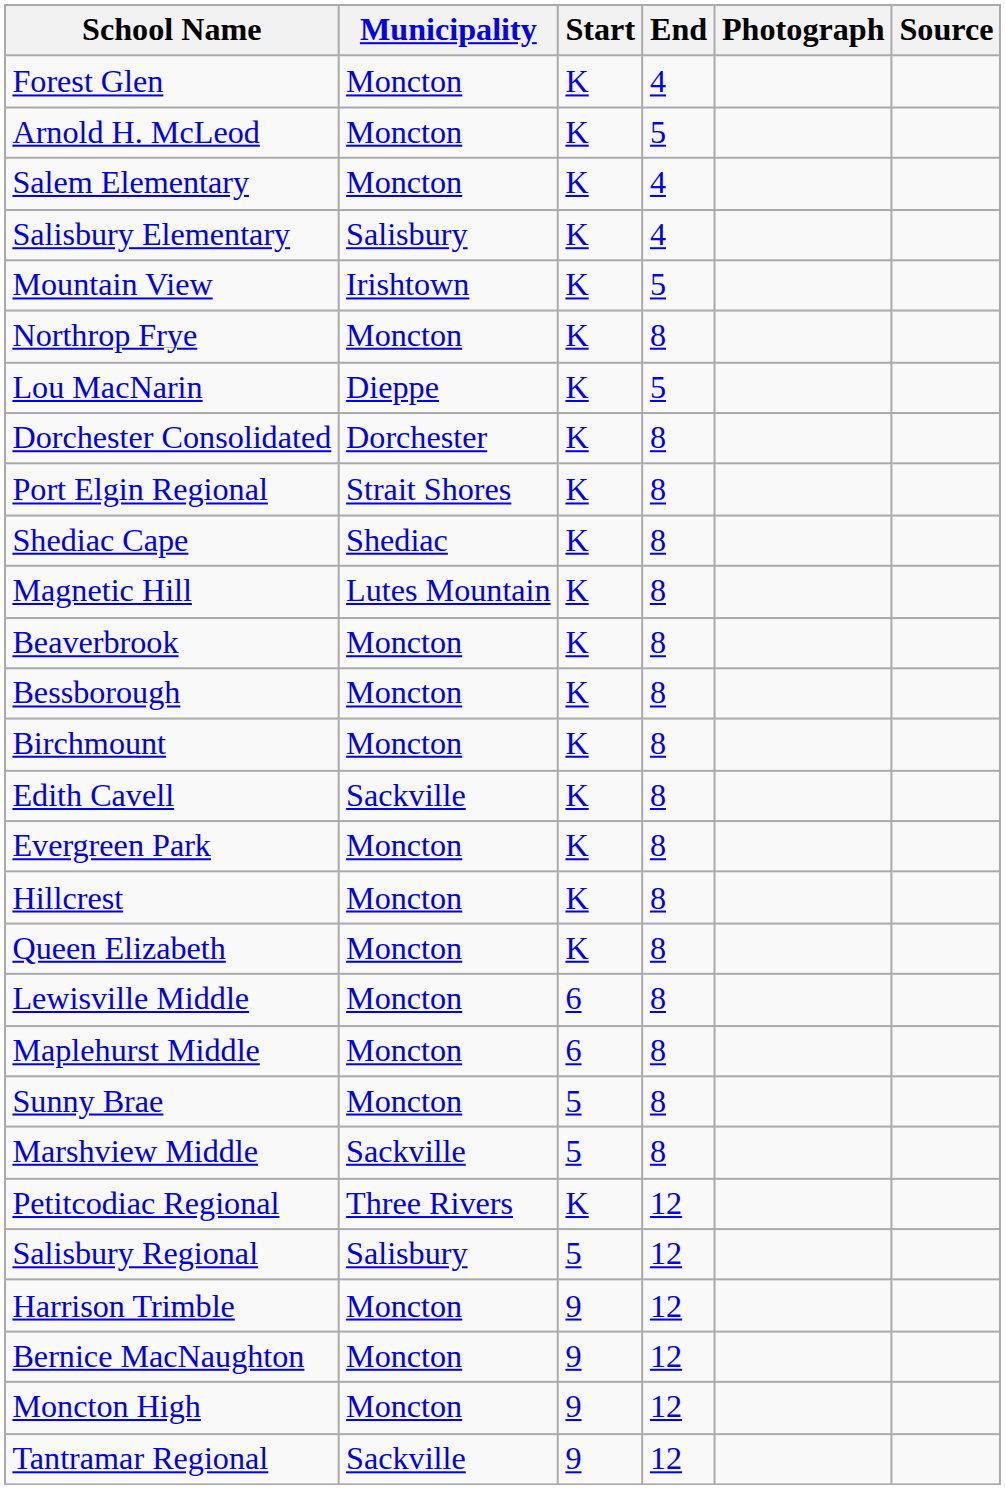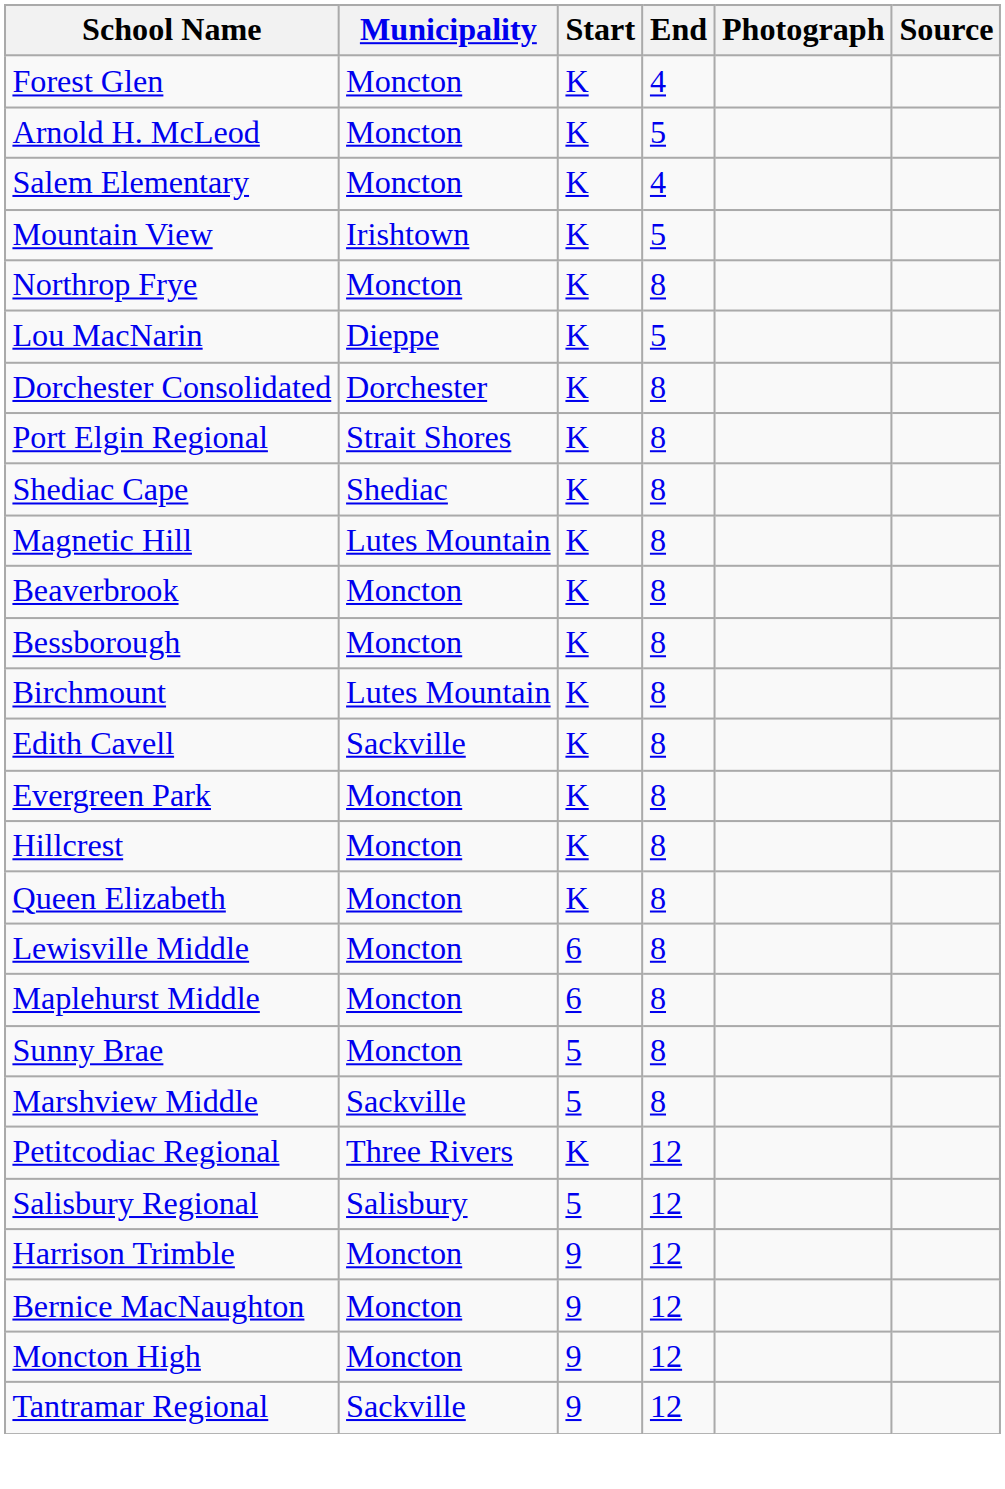- row: (151, 234)
(404, 744) Moncton -> (448, 693) Lutes Mountain
